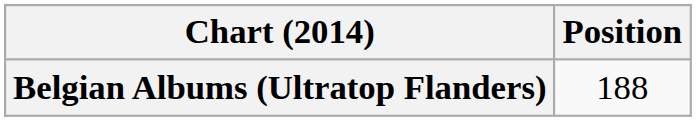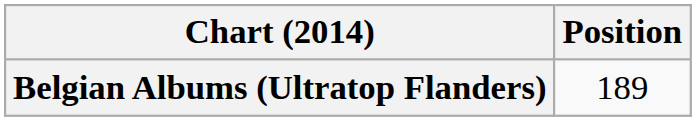(622, 87) 188 -> (622, 87) 189
